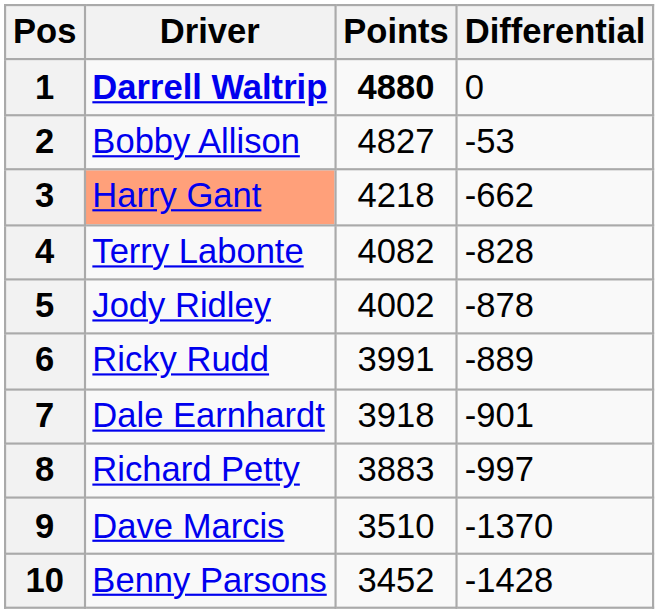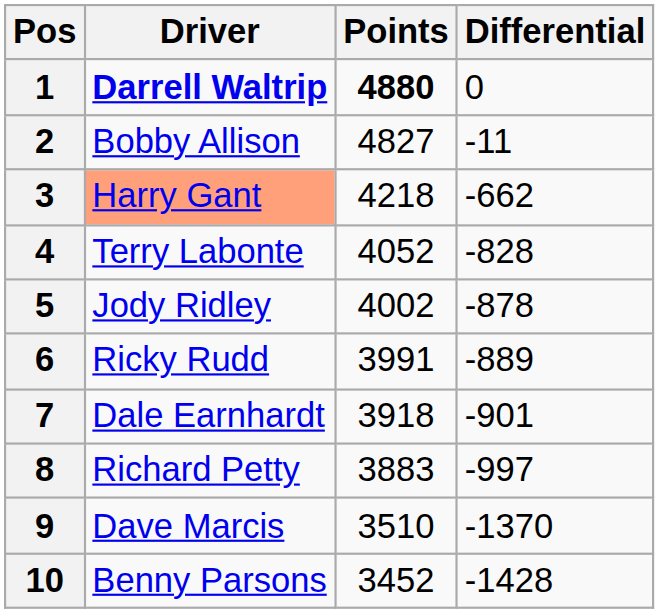(490, 141) -53 -> (488, 141) -11
(396, 251) 4082 -> (396, 251) 4052
